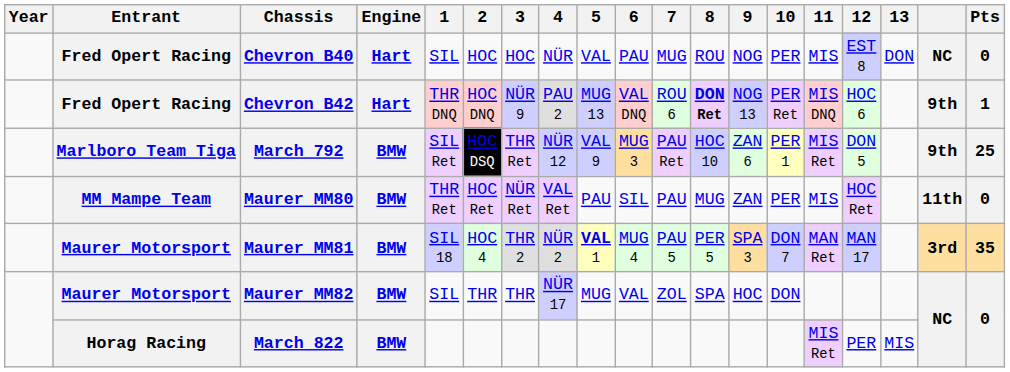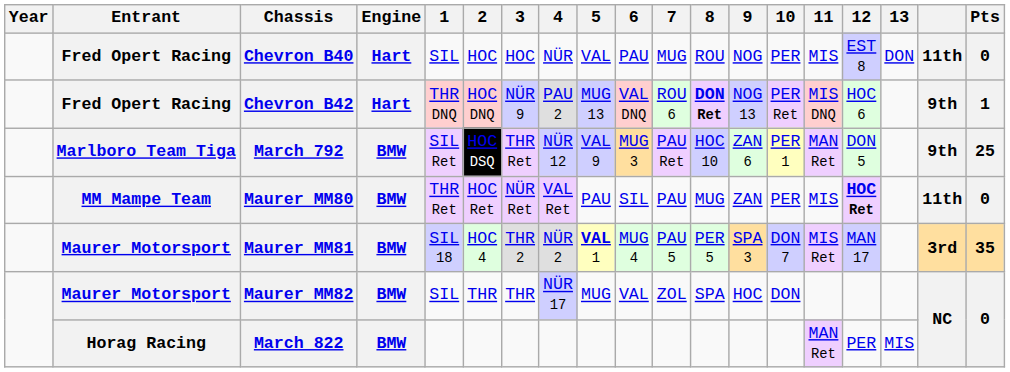(942, 56) NC -> (942, 56) 11th
(823, 151) MIS Ret -> (823, 151) MAN Ret
(861, 199) normal -> (861, 200) bold
(823, 247) MAN Ret -> (823, 247) MIS Ret
(823, 342) MIS Ret -> (823, 342) MAN Ret
